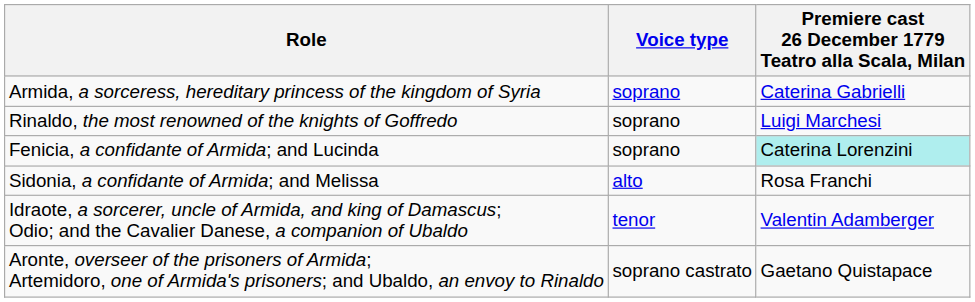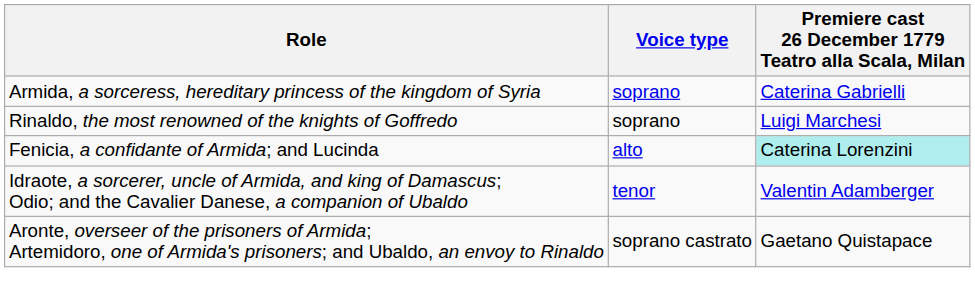(646, 150) soprano -> (628, 150) alto
- row: (194, 180)
